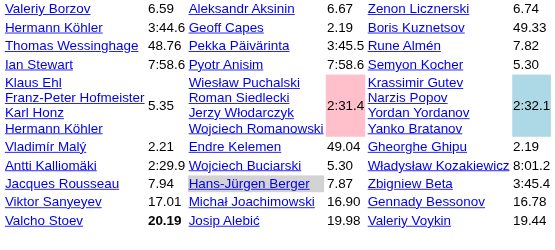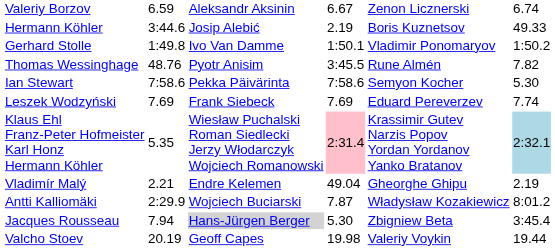(226, 27) Geoff Capes -> (224, 27) Josip Alebić
+ row: (48, 46)
(239, 46) Pekka Päivärinta -> (226, 64) Pyotr Anisim
(226, 64) Pyotr Anisim -> (239, 83) Pekka Päivärinta
+ row: (60, 101)
(340, 165) 5.30 -> (340, 202) 7.87
(340, 183) 7.87 -> (340, 220) 5.30
- row: (53, 202)
(165, 220) bold -> (165, 239) normal
(224, 220) Josip Alebić -> (226, 239) Geoff Capes
